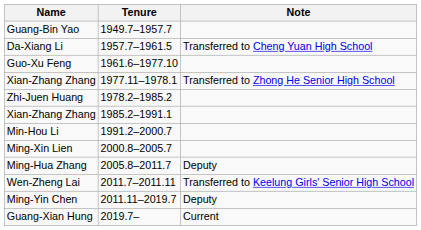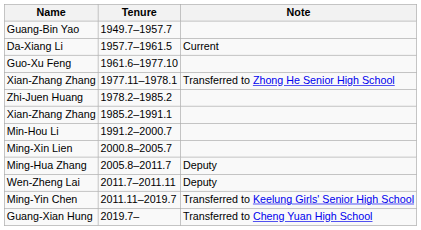(278, 47) Transferred to Cheng Yuan High School -> (201, 47) Current
(299, 183) Transferred to Keelung Girls' Senior High School -> (200, 183) Deputy
(200, 200) Deputy -> (299, 200) Transferred to Keelung Girls' Senior High School
(201, 217) Current -> (278, 217) Transferred to Cheng Yuan High School
